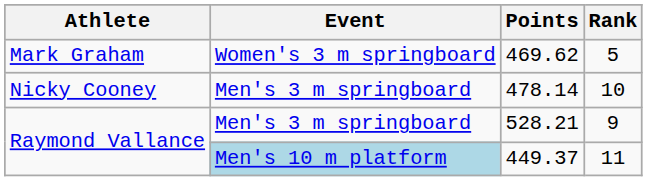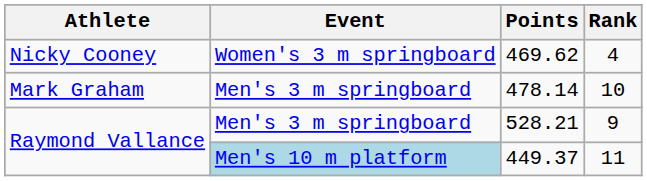(77, 56) Mark Graham -> (83, 56) Nicky Cooney
(613, 56) 5 -> (613, 56) 4
(83, 90) Nicky Cooney -> (77, 90) Mark Graham
